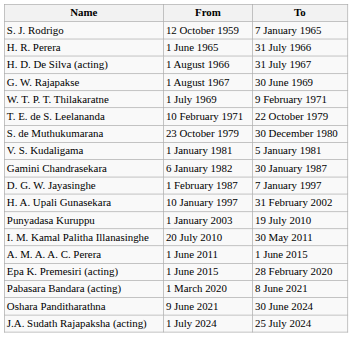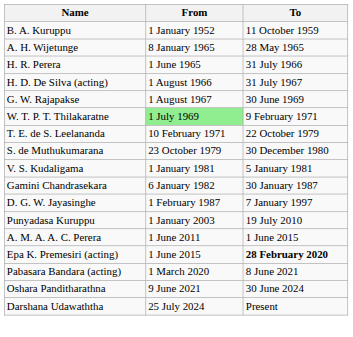+ row: (39, 30)
- row: (35, 30)
+ row: (42, 47)
(191, 99) no background -> (174, 116) lightgreen background
- row: (59, 202)
- row: (78, 237)
(294, 271) normal -> (287, 254) bold
- row: (77, 323)
+ row: (55, 306)
